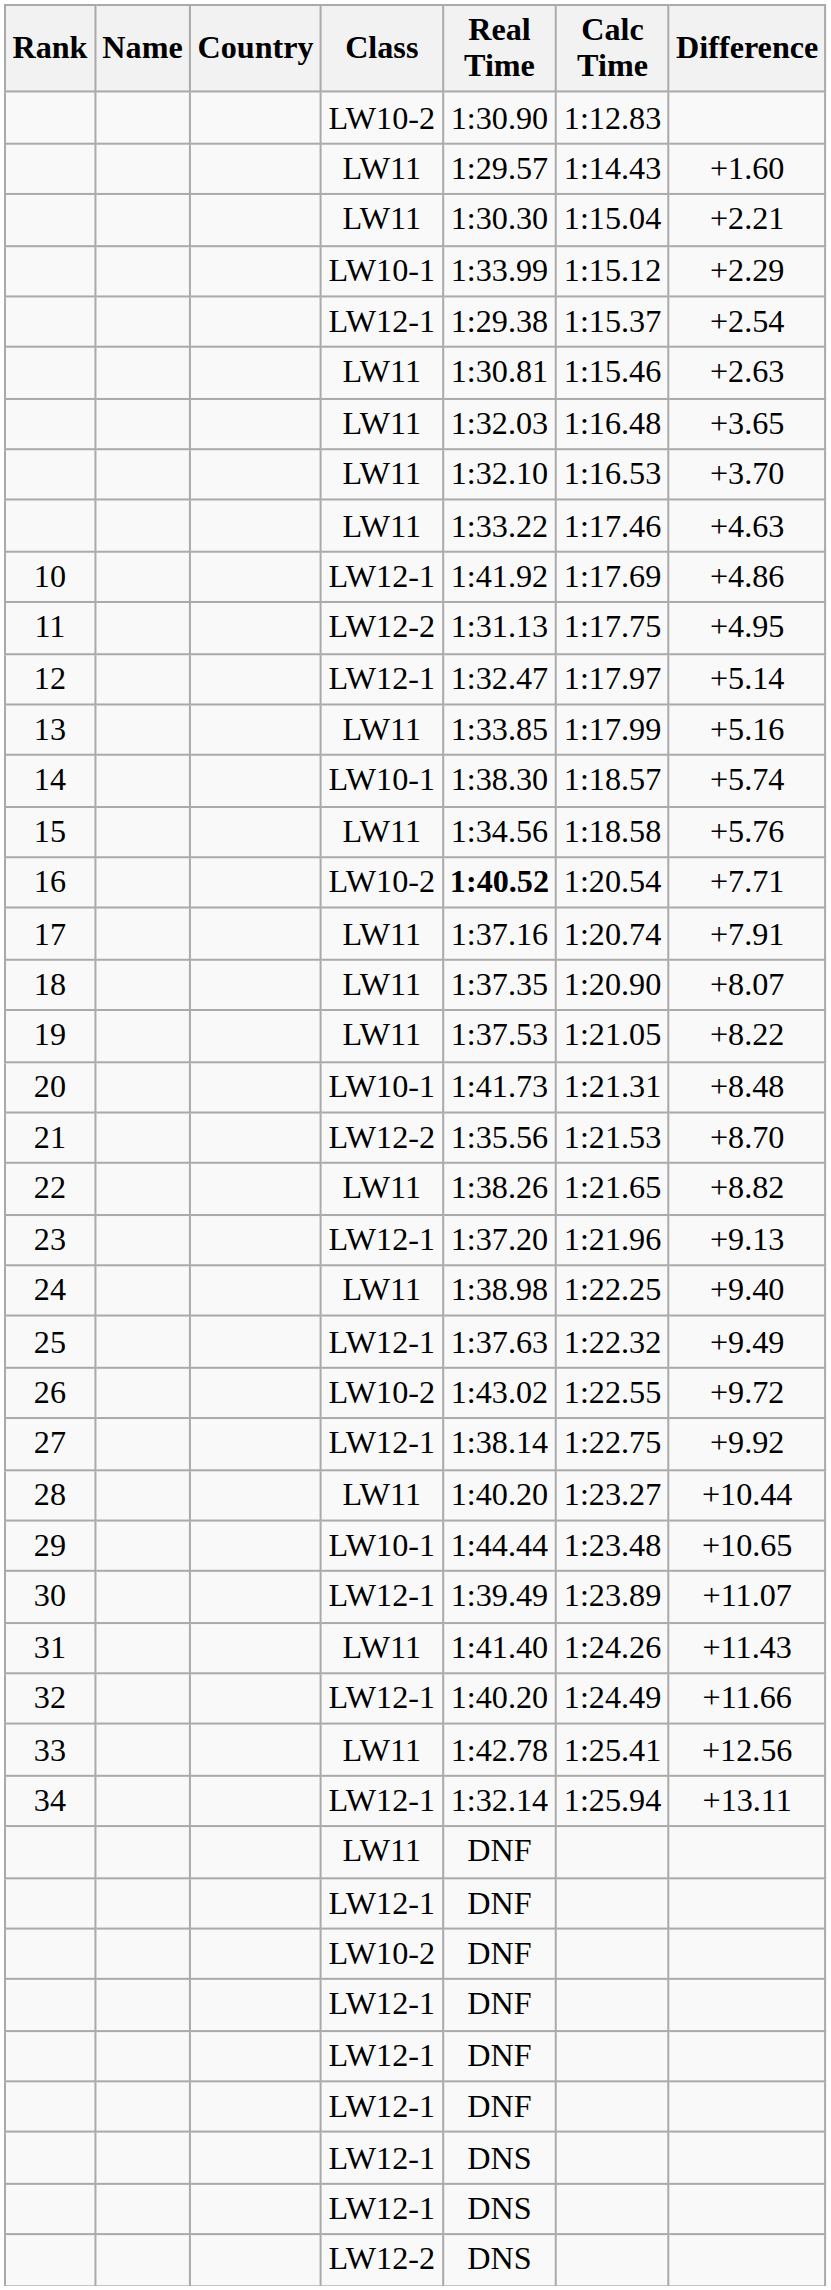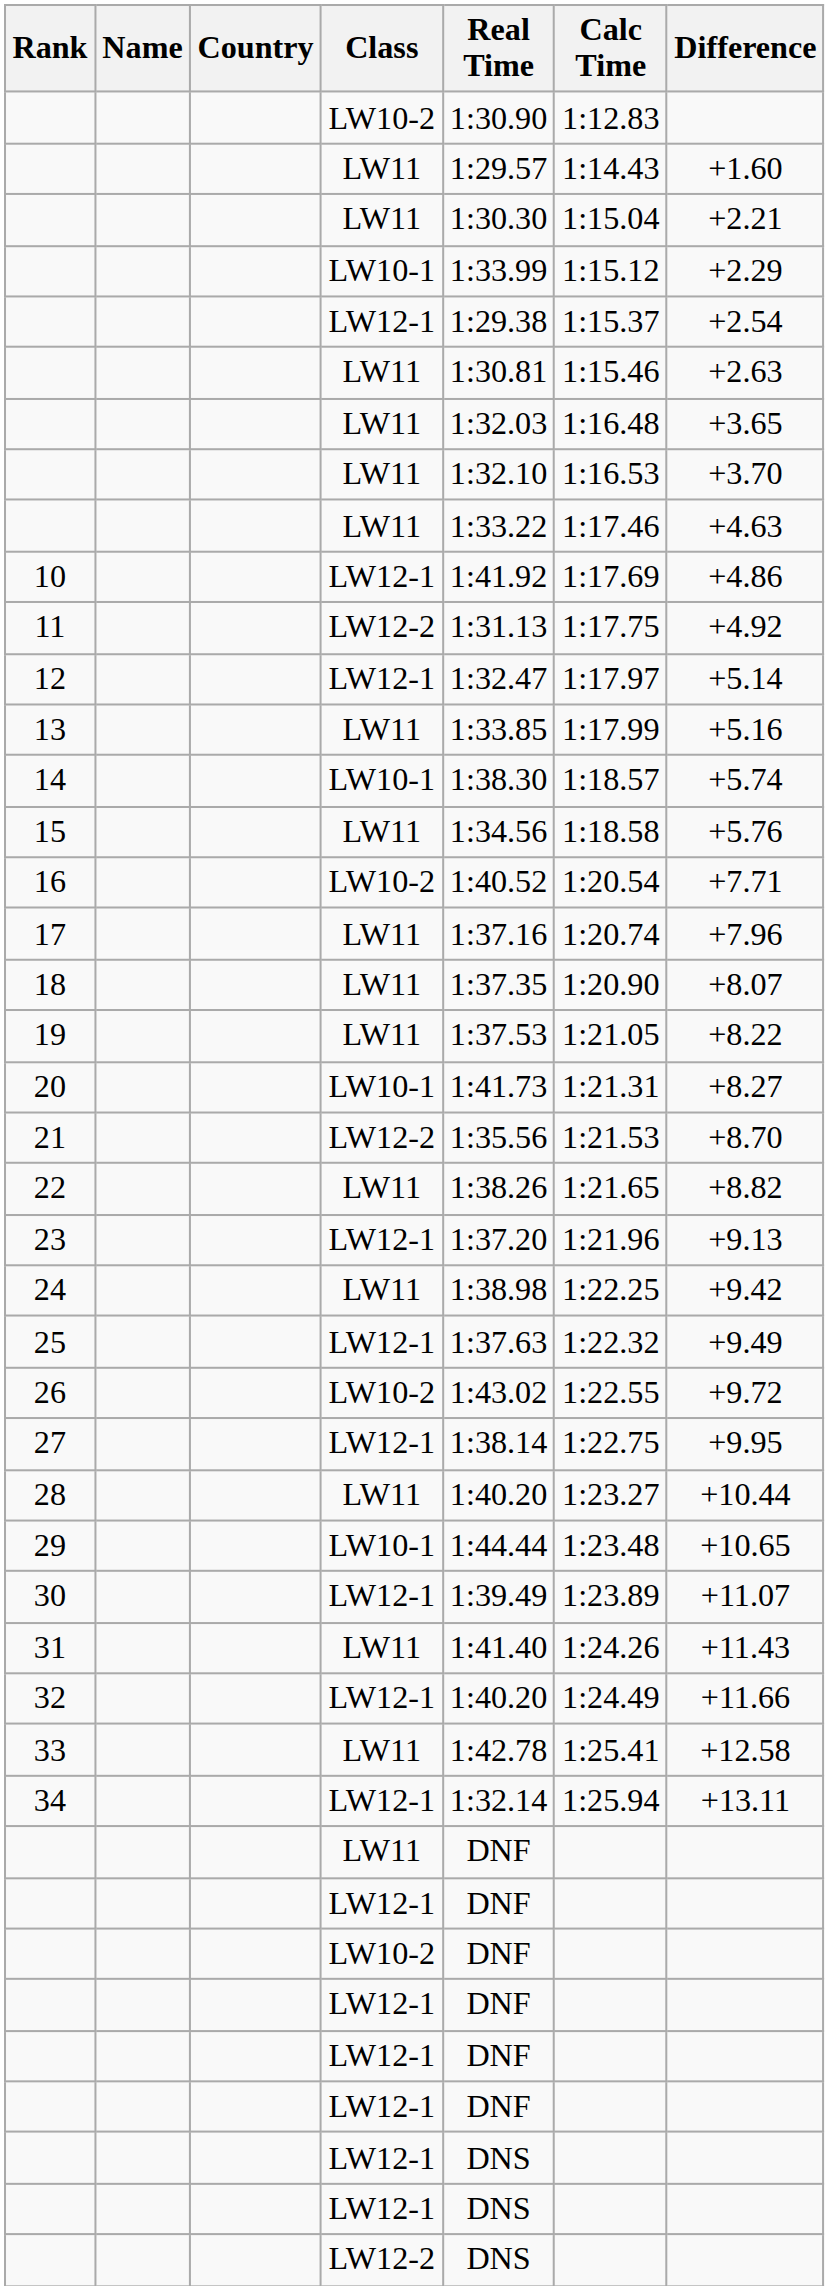(747, 627) +4.95 -> (745, 627) +4.92
(499, 882) bold -> (499, 882) normal
(747, 933) +7.91 -> (745, 933) +7.96
(747, 1086) +8.48 -> (745, 1086) +8.27
(747, 1290) +9.40 -> (745, 1290) +9.42
(747, 1443) +9.92 -> (745, 1443) +9.95
(747, 1749) +12.56 -> (745, 1749) +12.58
